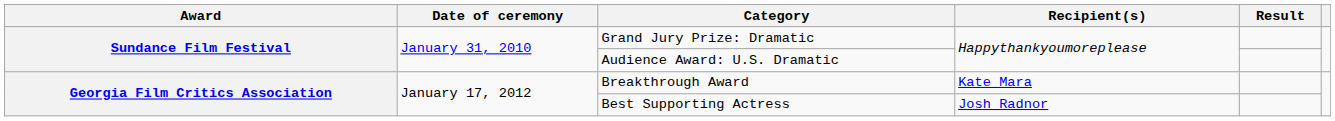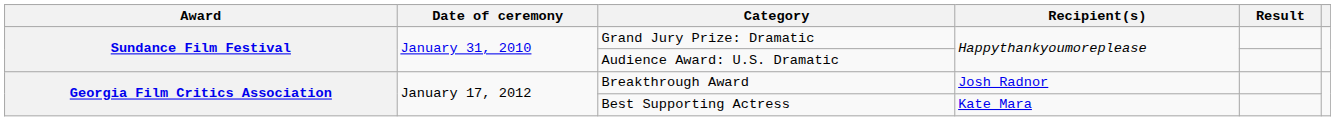(995, 82) Kate Mara -> (1003, 82) Josh Radnor
(1003, 105) Josh Radnor -> (995, 105) Kate Mara
